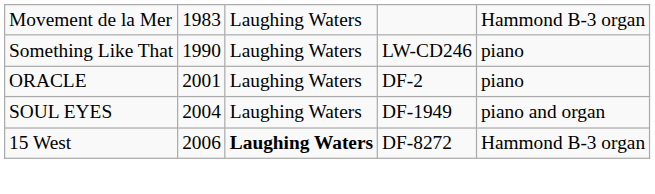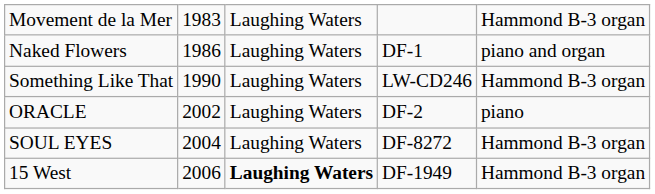+ row: (68, 50)
(502, 50) piano -> (563, 81) Hammond B-3 organ
(202, 81) 2001 -> (202, 111) 2002
(417, 111) DF-1949 -> (417, 142) DF-8272
(543, 111) piano and organ -> (563, 142) Hammond B-3 organ
(417, 142) DF-8272 -> (417, 173) DF-1949
